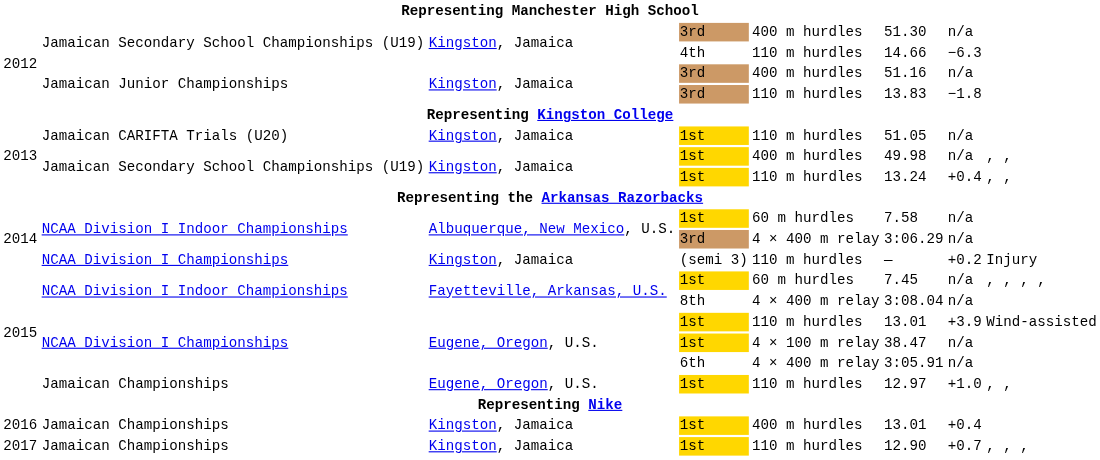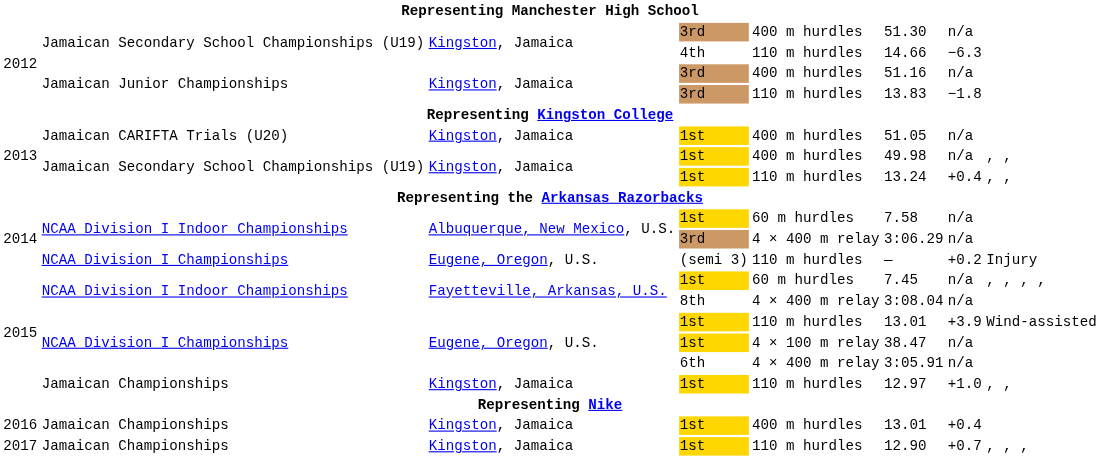(807, 136) 110 m hurdles -> (807, 136) 400 m hurdles
(501, 260) Kingston, Jamaica -> (514, 260) Eugene, Oregon, U.S.
(514, 384) Eugene, Oregon, U.S. -> (501, 384) Kingston, Jamaica
